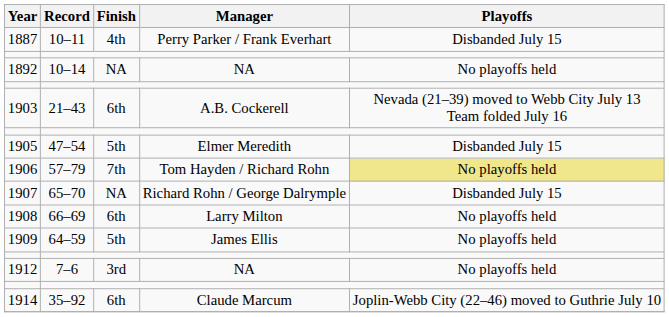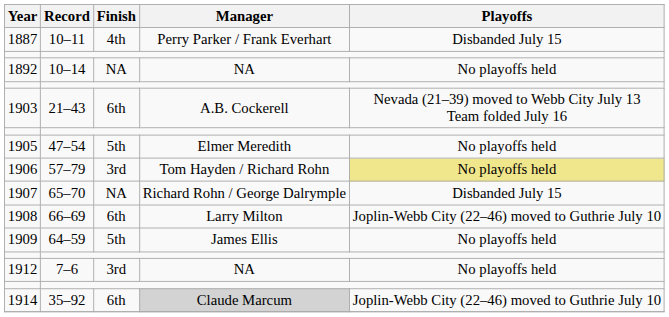(507, 146) Disbanded July 15 -> (507, 146) No playoffs held
(116, 169) 7th -> (116, 169) 3rd
(507, 216) No playoffs held -> (507, 216) Joplin-Webb City (22–46) moved to Guthrie July 10
(244, 300) no background -> (244, 300) lightgrey background
